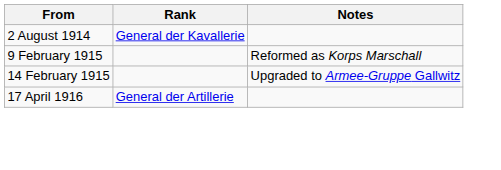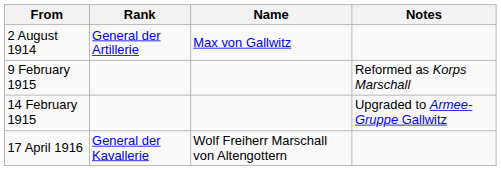+ column: (271, 14)
(180, 35) General der Kavallerie -> (126, 42) General der Artillerie
(175, 96) General der Artillerie -> (126, 148) General der Kavallerie
